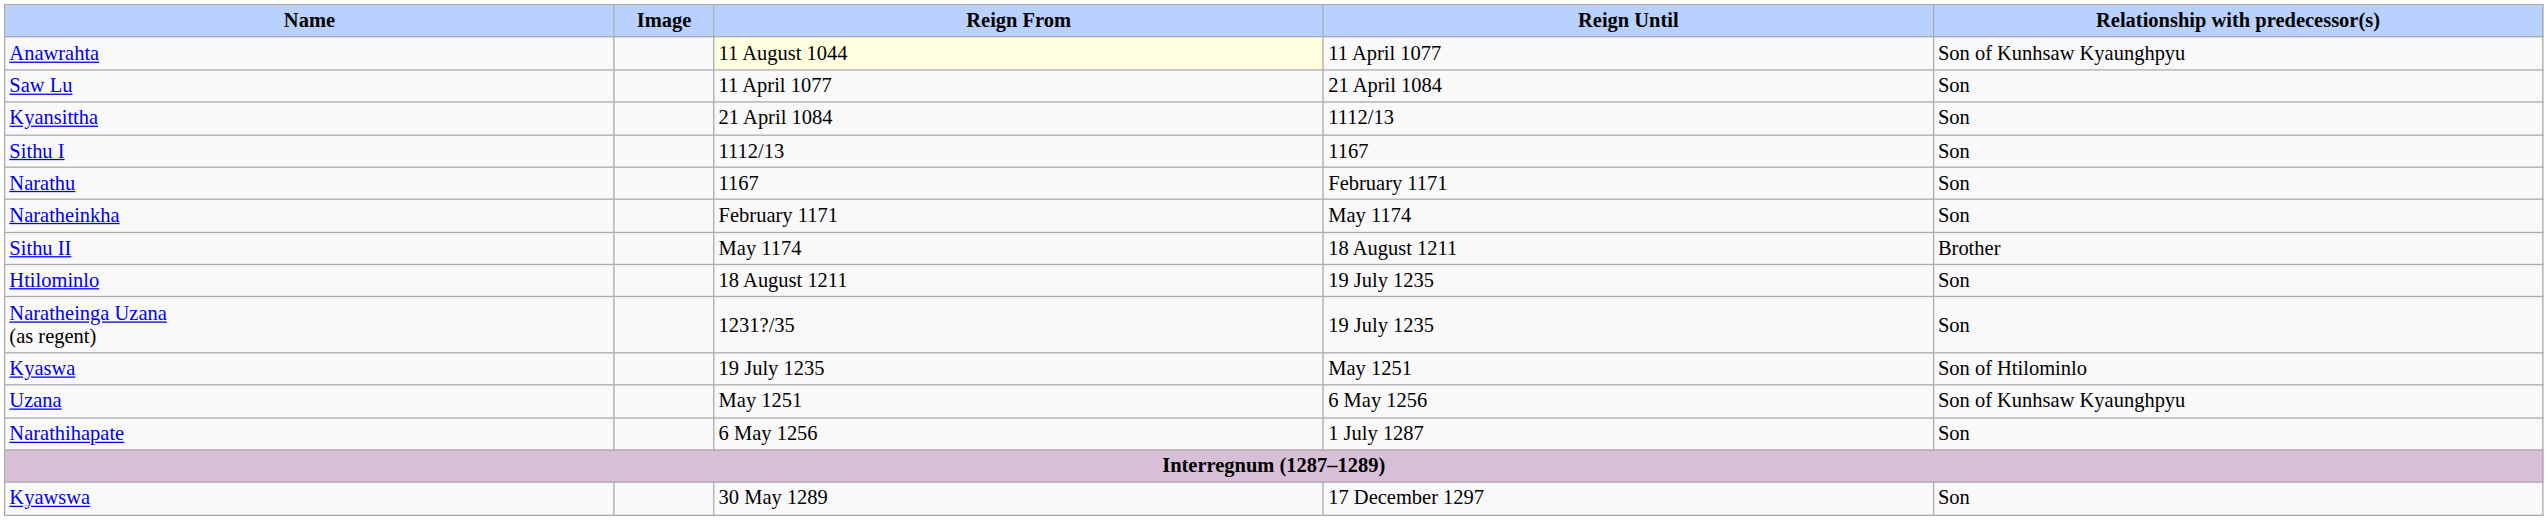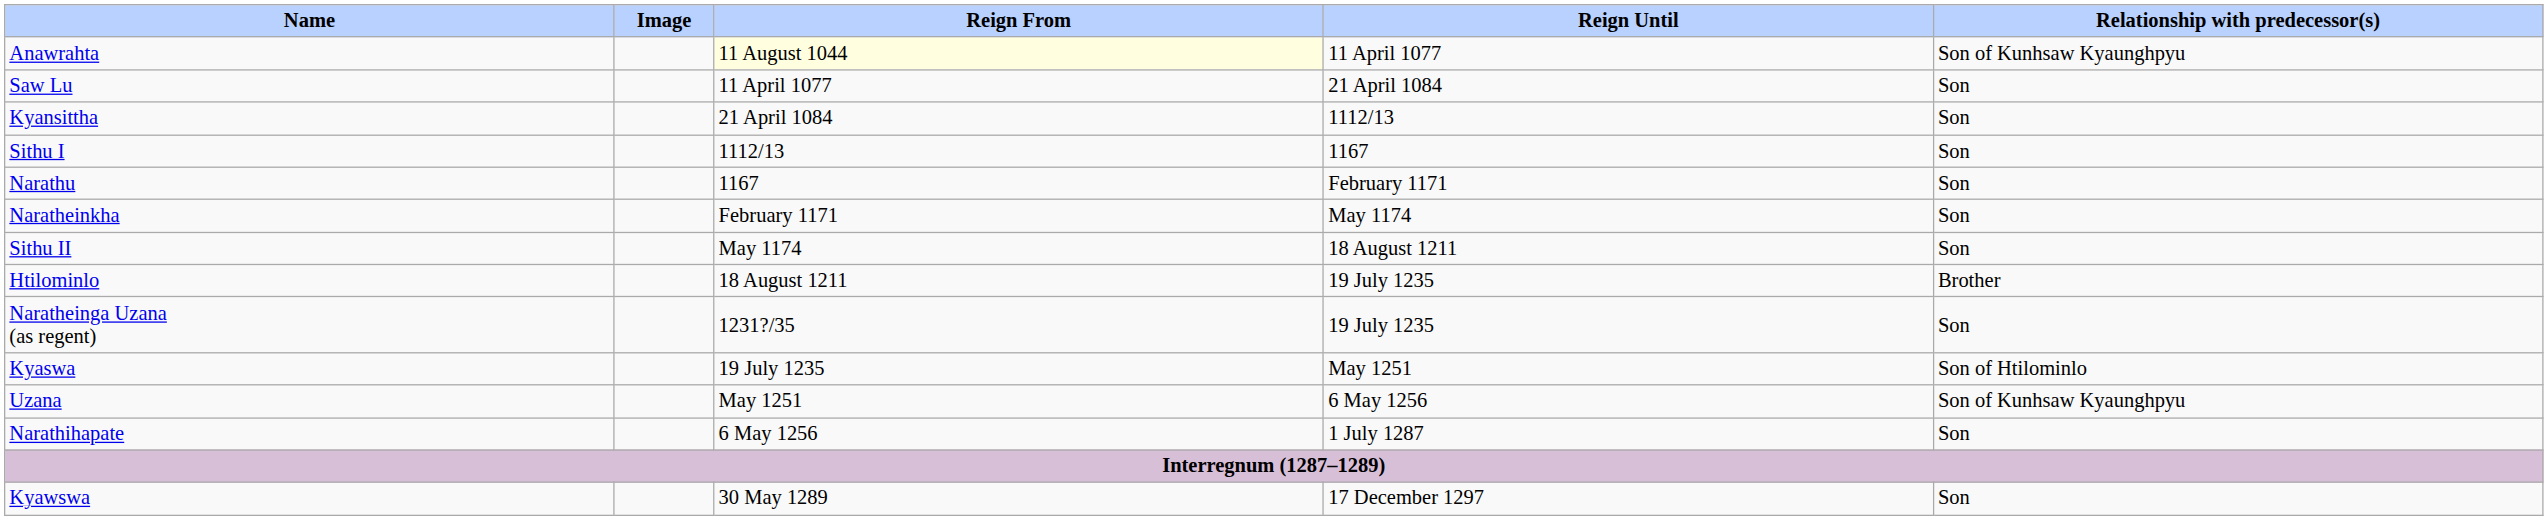(1969, 248) Brother -> (1954, 248) Son
(1954, 280) Son -> (1969, 280) Brother
